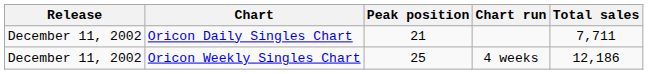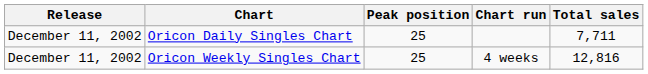(418, 37) 21 -> (418, 37) 25
(596, 58) 12,186 -> (596, 58) 12,816
